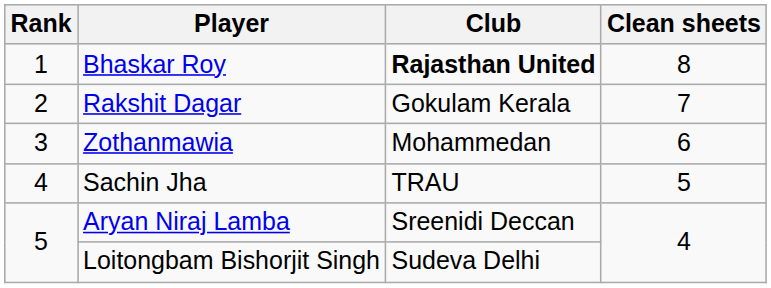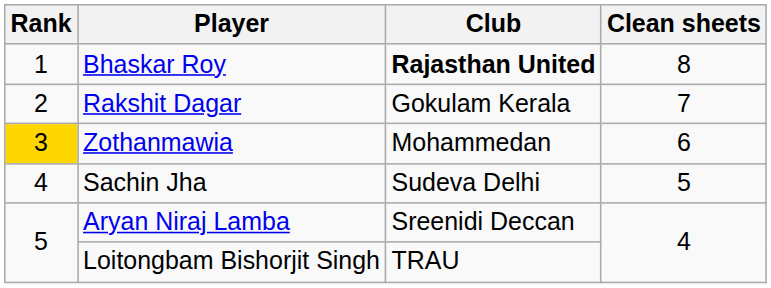(41, 143) no background -> (41, 143) gold background
(425, 182) TRAU -> (466, 182) Sudeva Delhi
(466, 261) Sudeva Delhi -> (425, 261) TRAU
